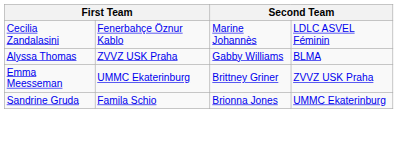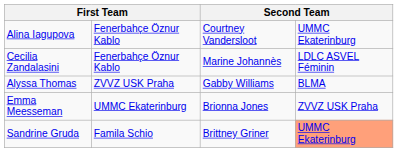+ row: (41, 34)
(245, 78) Brittney Griner -> (235, 106) Brionna Jones
(245, 100) Brionna Jones -> (236, 134) Brittney Griner
(340, 100) no background -> (327, 134) lightsalmon background
